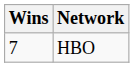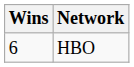(13, 47) 7 -> (13, 47) 6
